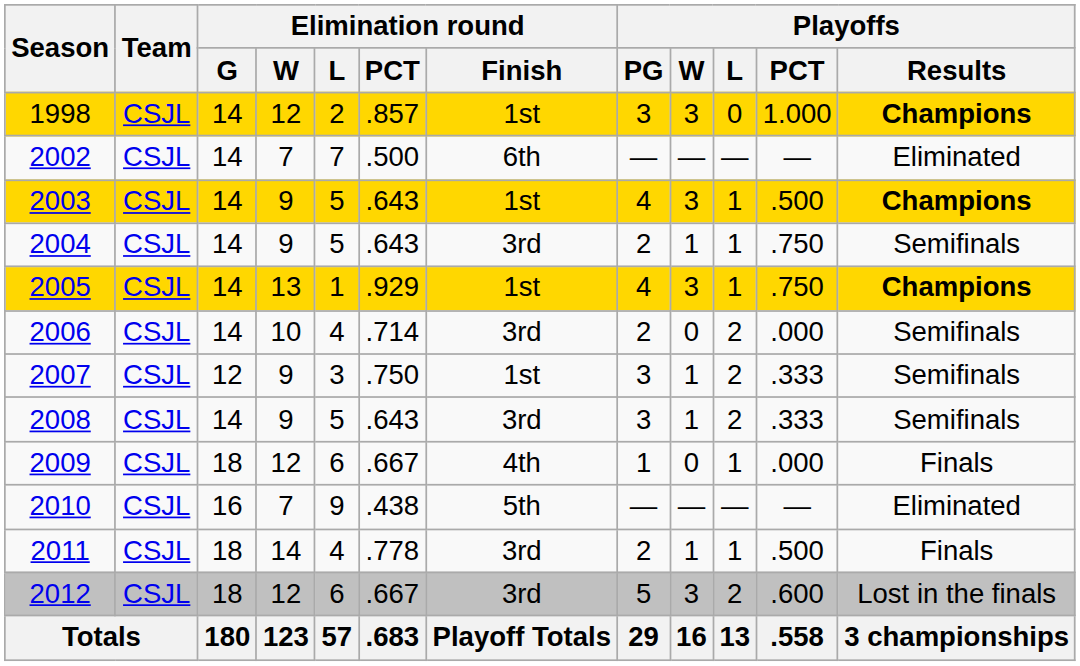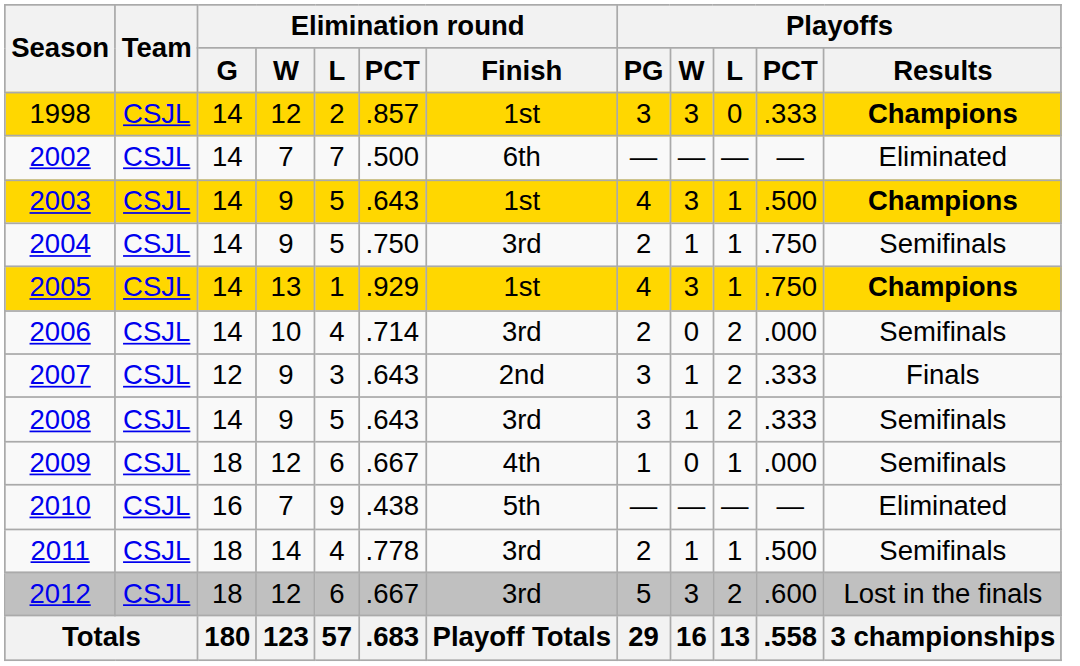(797, 113) 1.000 -> (790, 113) .333
(392, 244) .643 -> (392, 244) .750
(392, 375) .750 -> (392, 375) .643
(522, 375) 1st -> (522, 375) 2nd
(957, 375) Semifinals -> (943, 375) Finals
(957, 462) Finals -> (943, 462) Semifinals
(957, 550) Finals -> (943, 550) Semifinals
